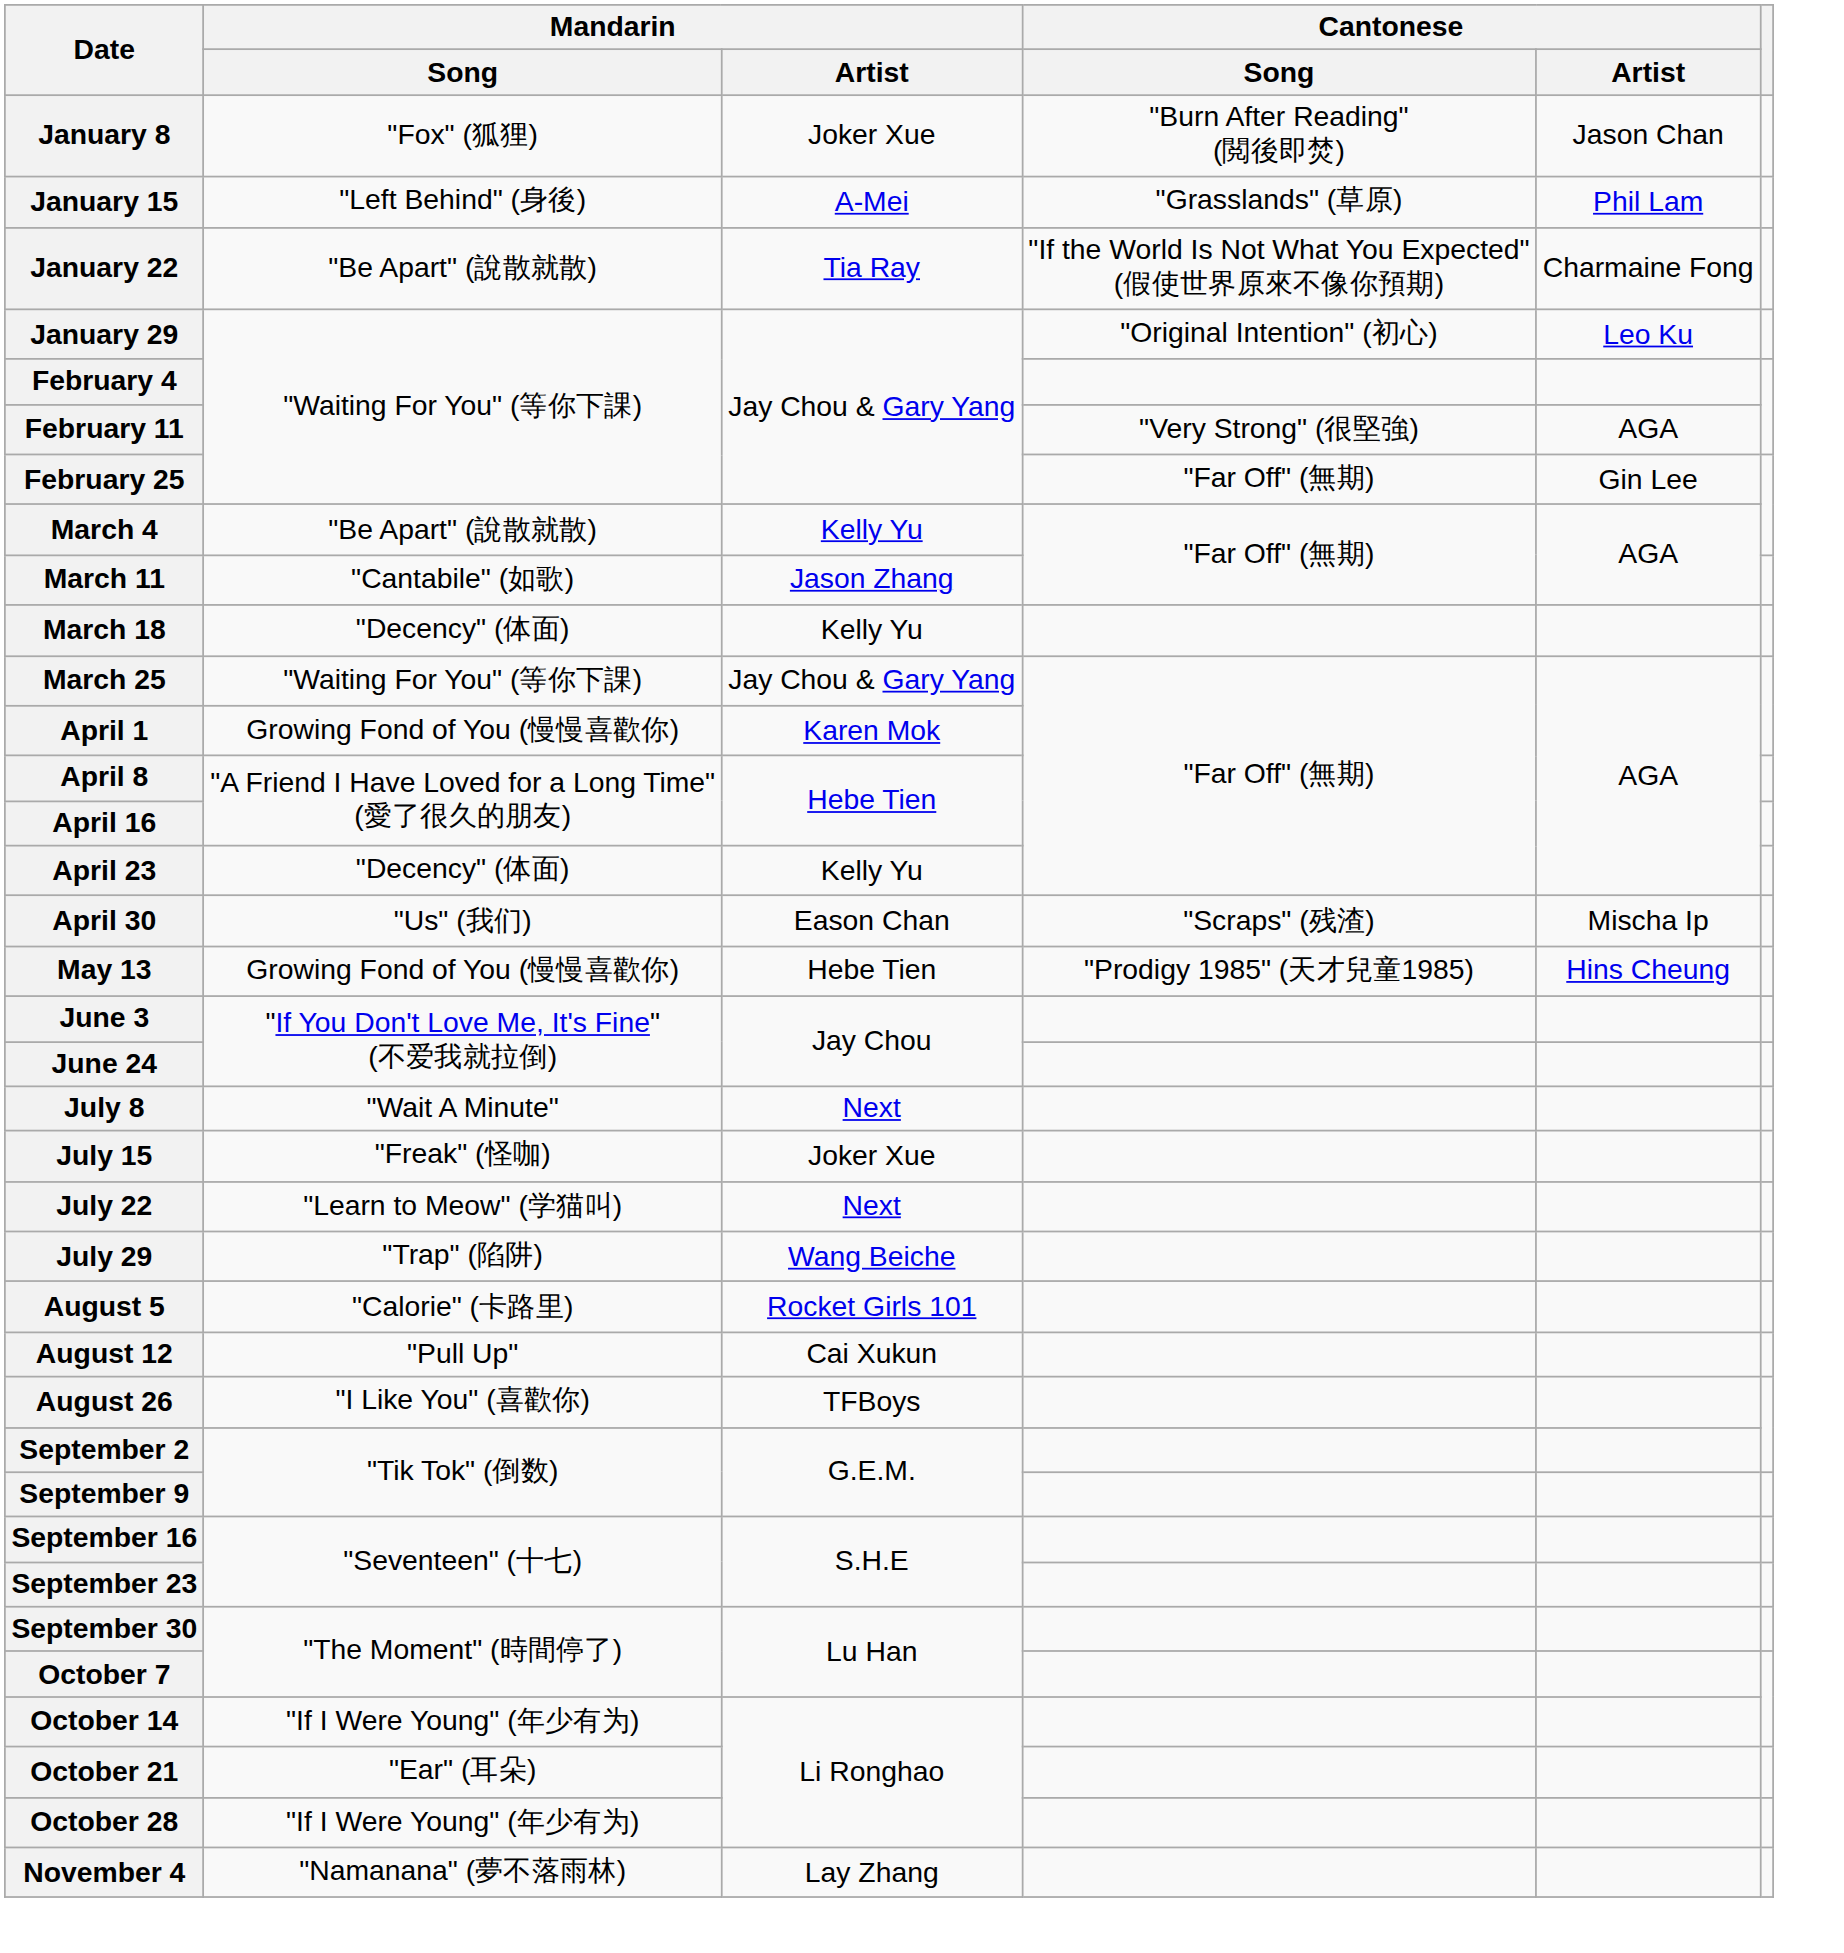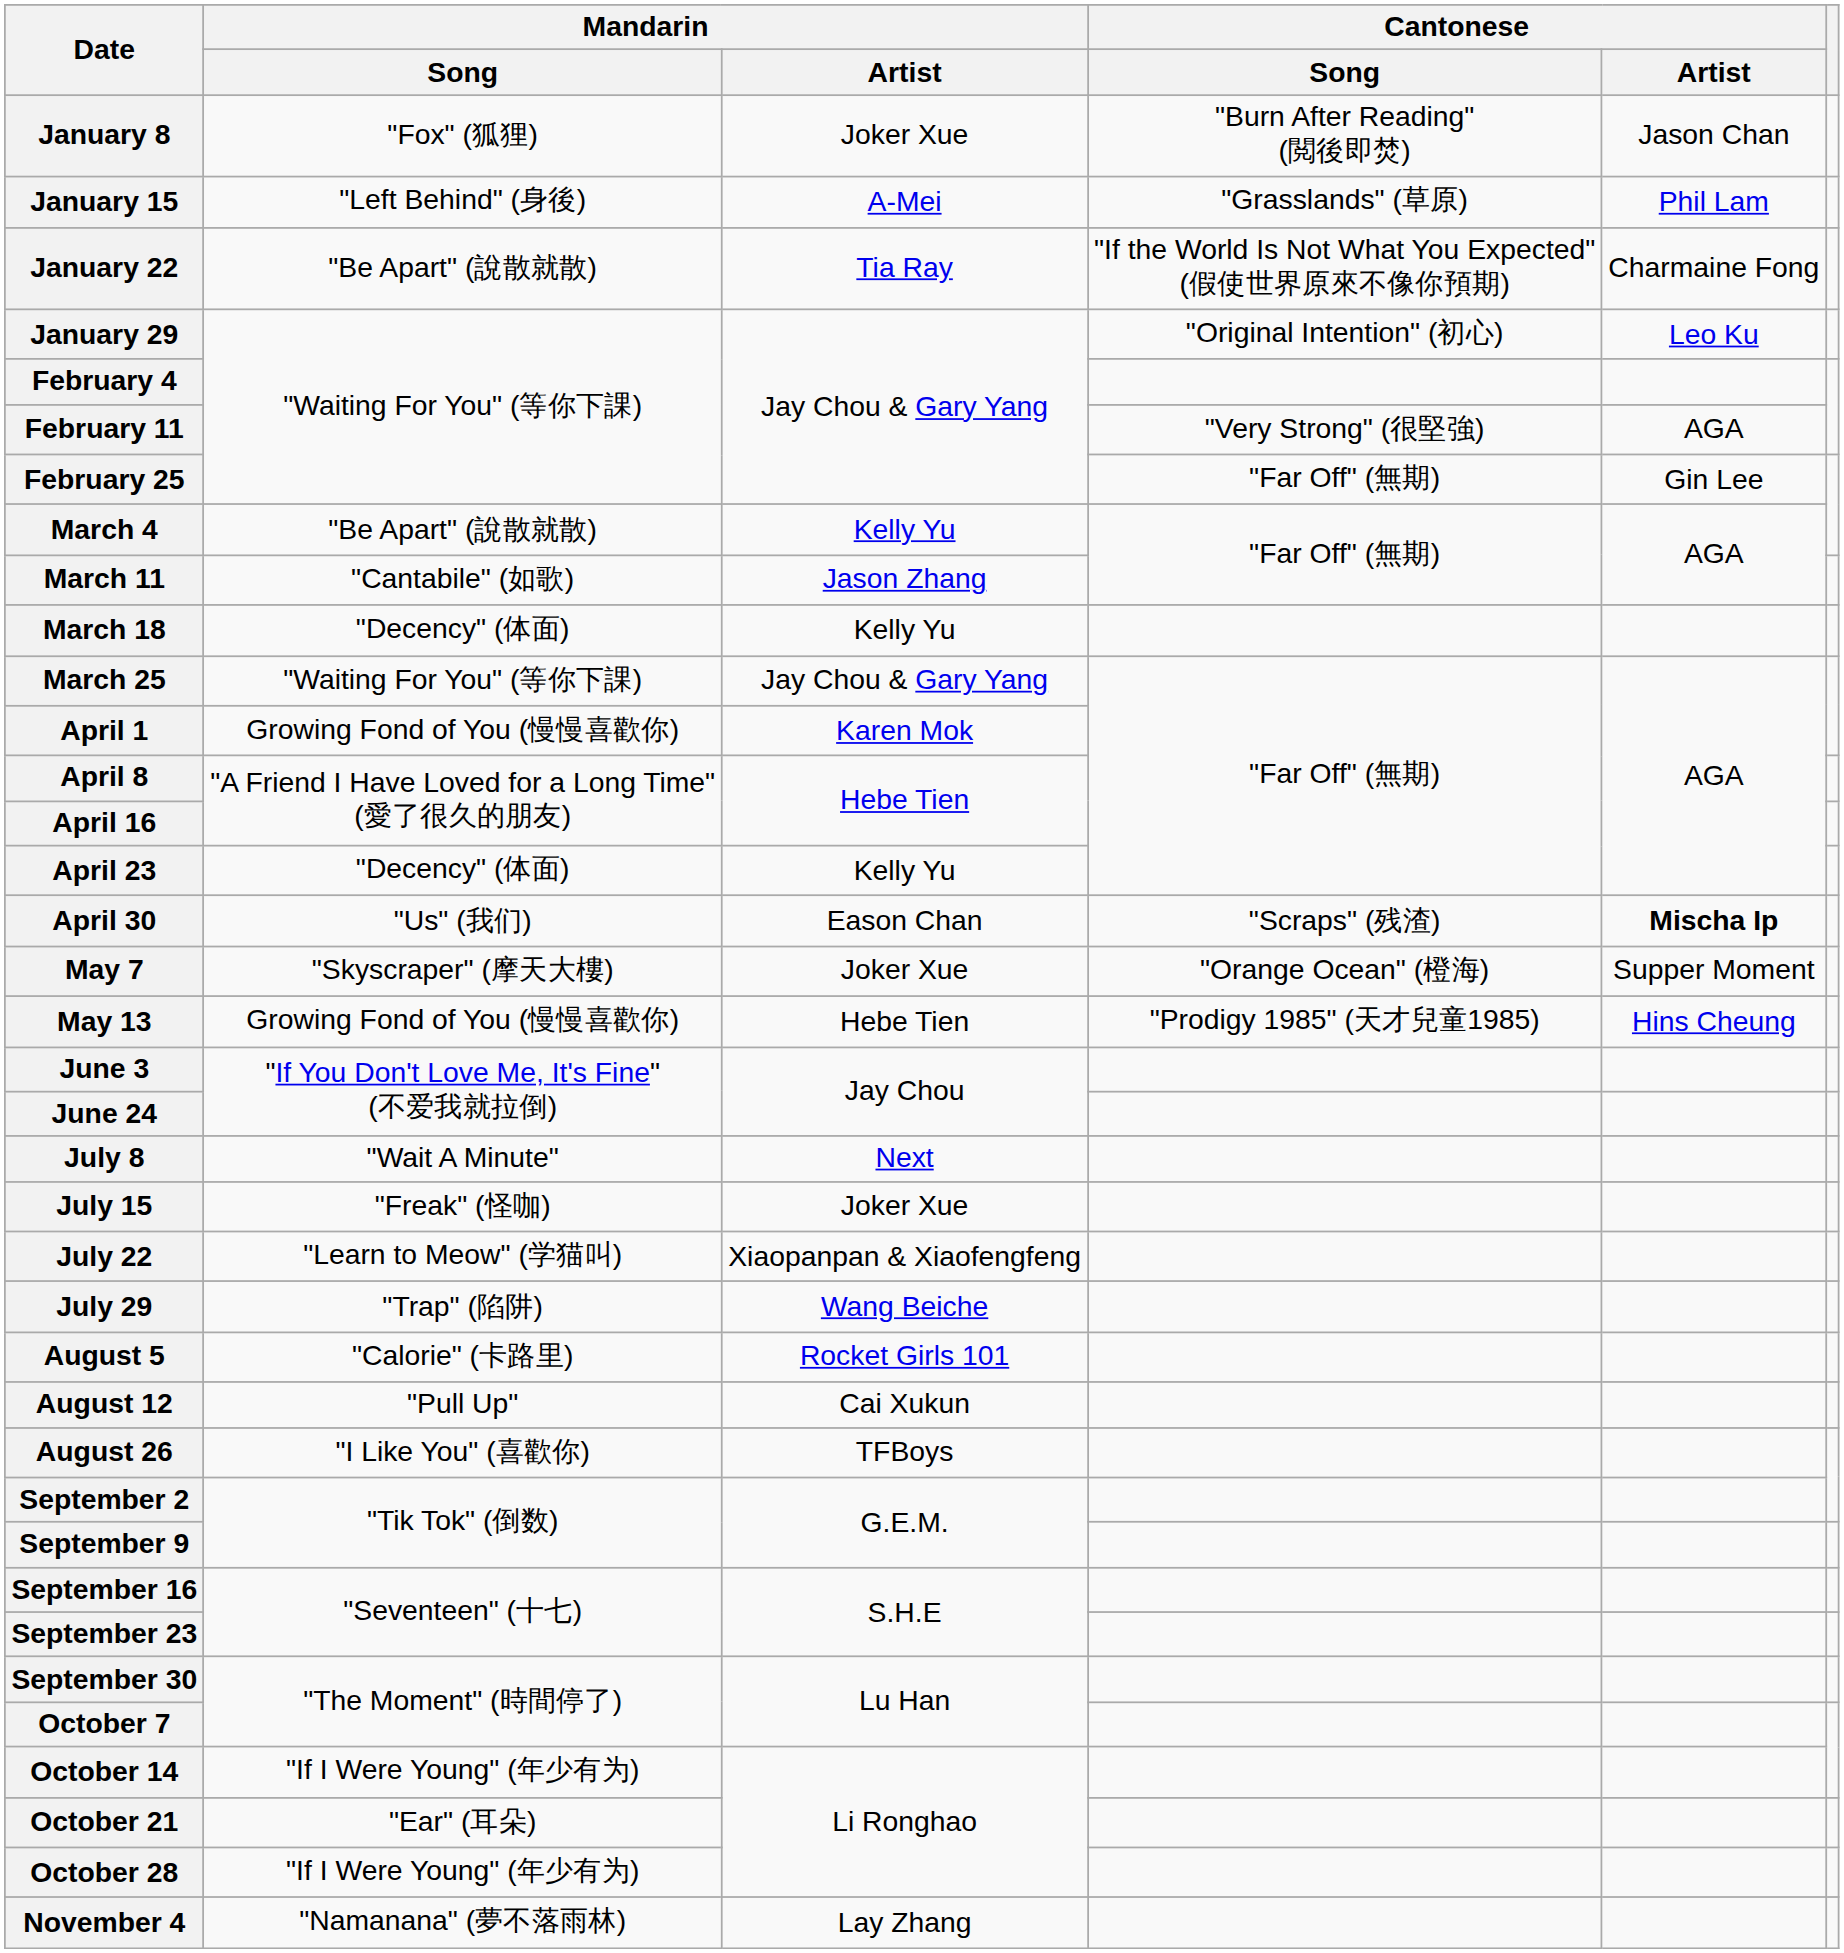(1648, 920) normal -> (1714, 920) bold
+ row: (104, 970)
(872, 1205) Next -> (905, 1256) Xiaopanpan & Xiaofengfeng
